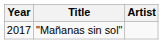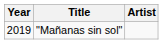(19, 30) 2017 -> (19, 30) 2019
